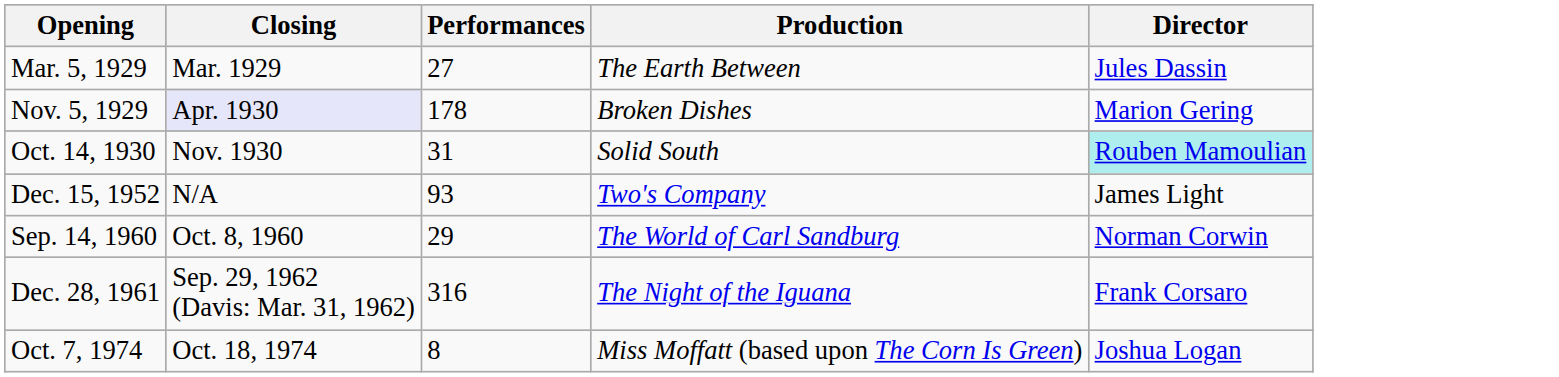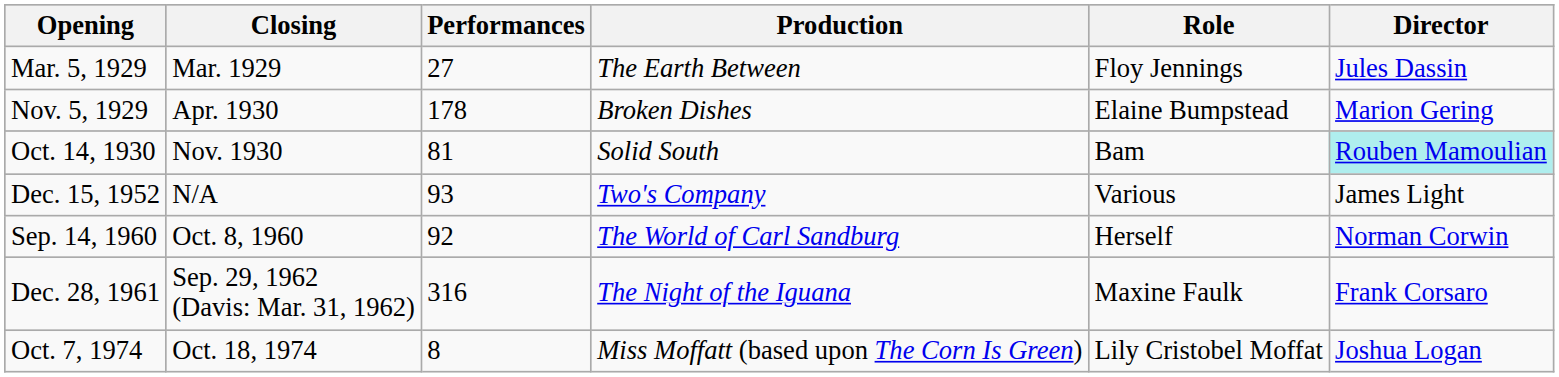+ column: (1209, 25)
(225, 109) lavender background -> (225, 109) no background
(440, 151) 31 -> (440, 151) 81
(440, 236) 29 -> (440, 236) 92
